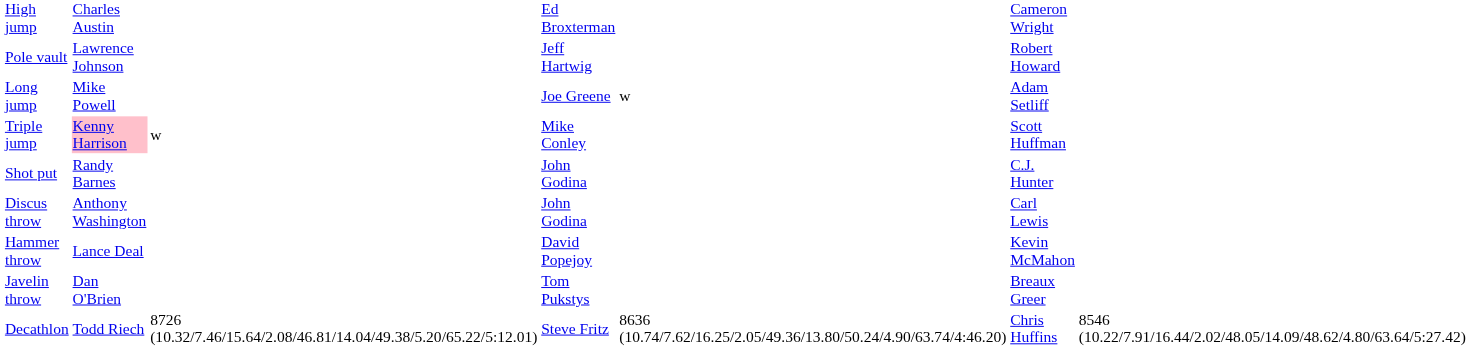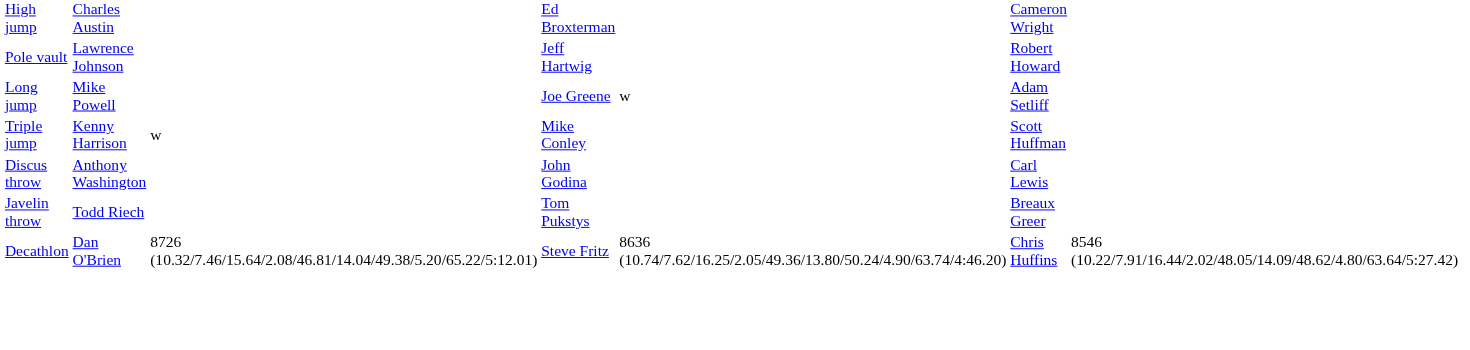(100, 134) pink background -> (100, 134) no background
- row: (31, 173)
- row: (32, 251)
(97, 289) Dan O'Brien -> (108, 212) Todd Riech
(108, 328) Todd Riech -> (97, 251) Dan O'Brien
